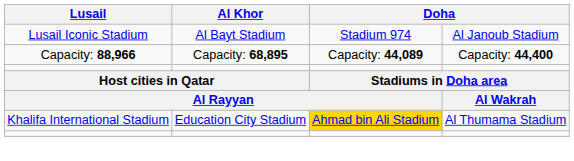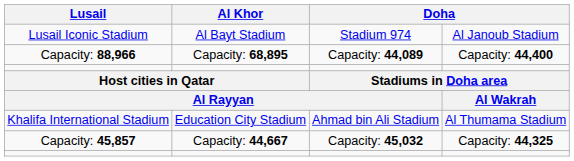(376, 120) gold background -> (376, 120) no background
+ row: (88, 140)
